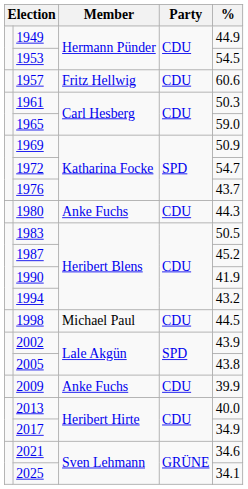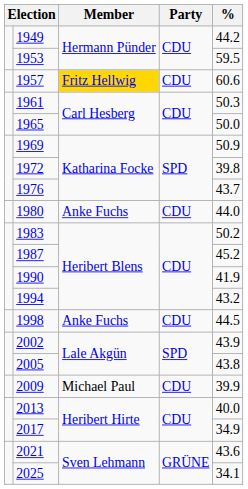(228, 37) 44.9 -> (228, 37) 44.2
(228, 59) 54.5 -> (228, 59) 59.5
(99, 80) no background -> (99, 80) gold background
(228, 124) 59.0 -> (228, 124) 50.0
(228, 168) 54.7 -> (228, 168) 39.8
(228, 211) 44.3 -> (228, 211) 44.0
(228, 233) 50.5 -> (228, 233) 50.2
(99, 320) Michael Paul -> (95, 320) Anke Fuchs
(95, 386) Anke Fuchs -> (99, 386) Michael Paul
(228, 451) 34.6 -> (228, 451) 43.6
